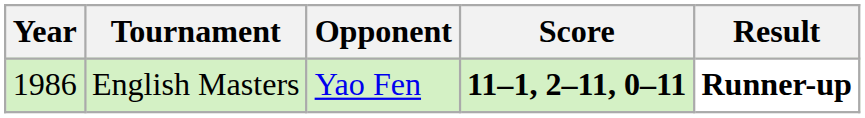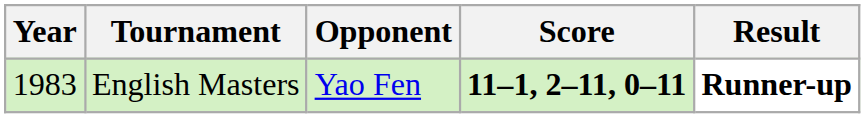(45, 84) 1986 -> (45, 84) 1983
